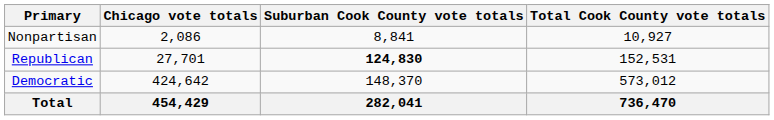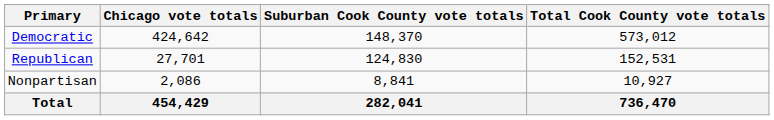rows swapped: (52, 82) <-> (52, 38)
(394, 60) bold -> (394, 60) normal
